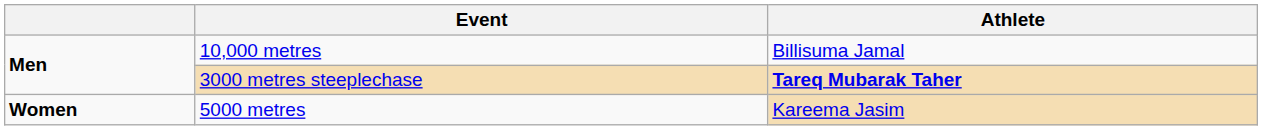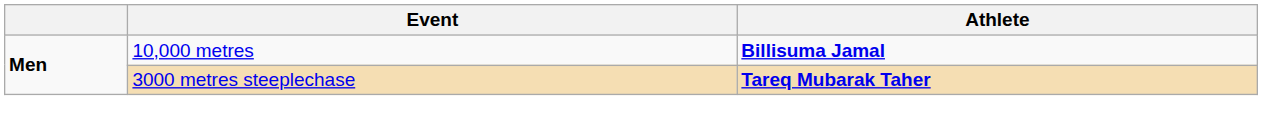(838, 50) normal -> (813, 50) bold
- row: (253, 110)
